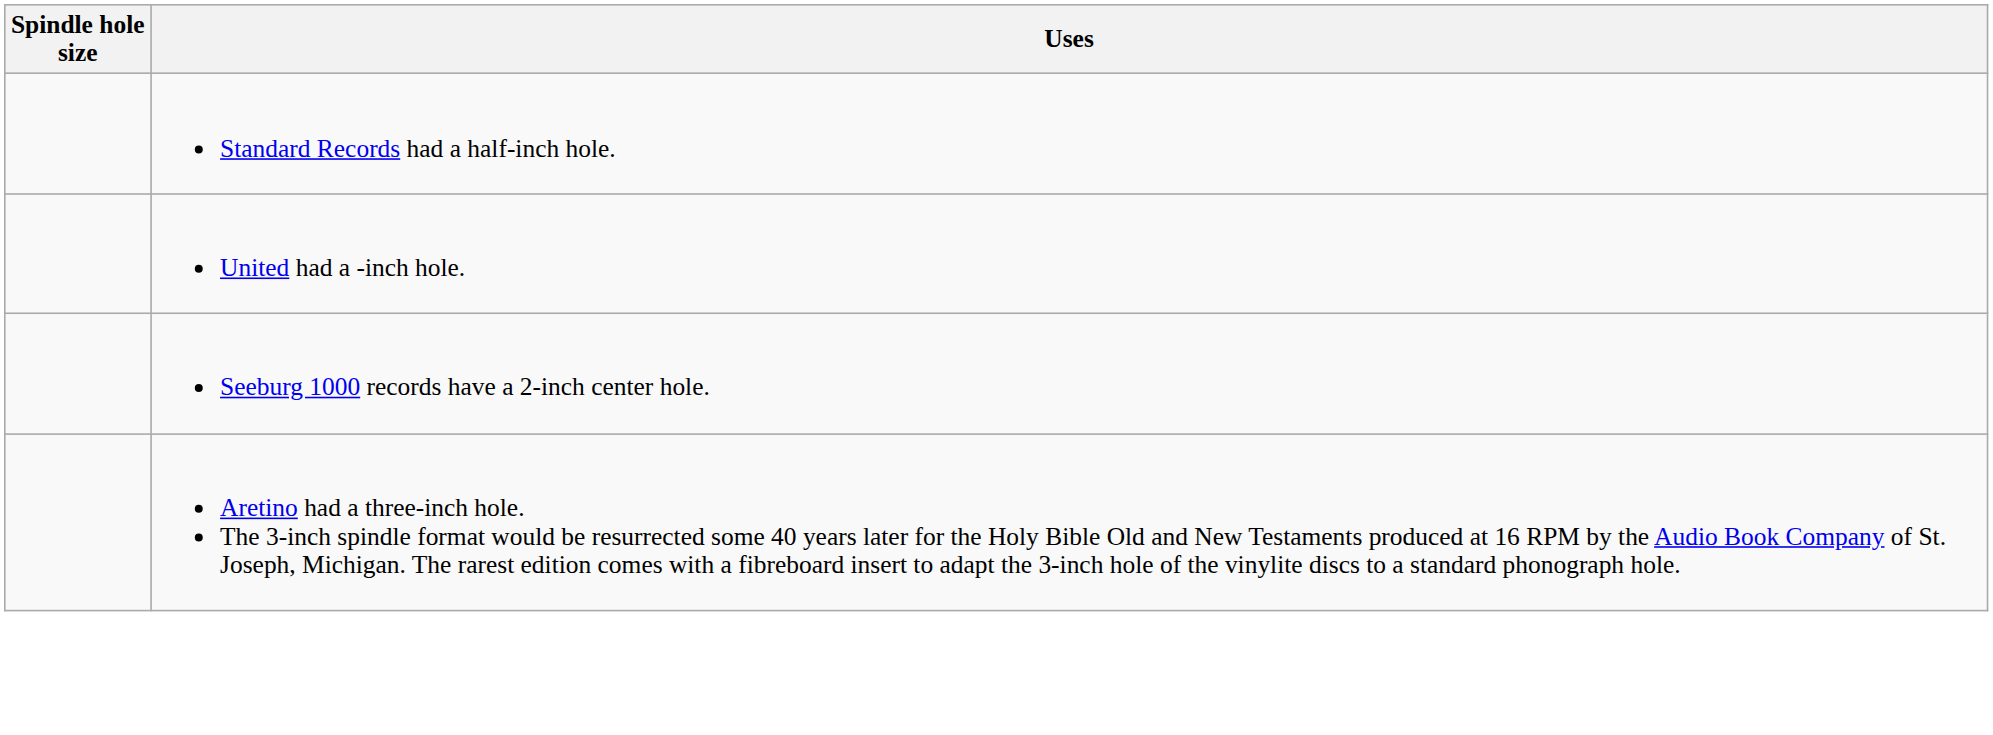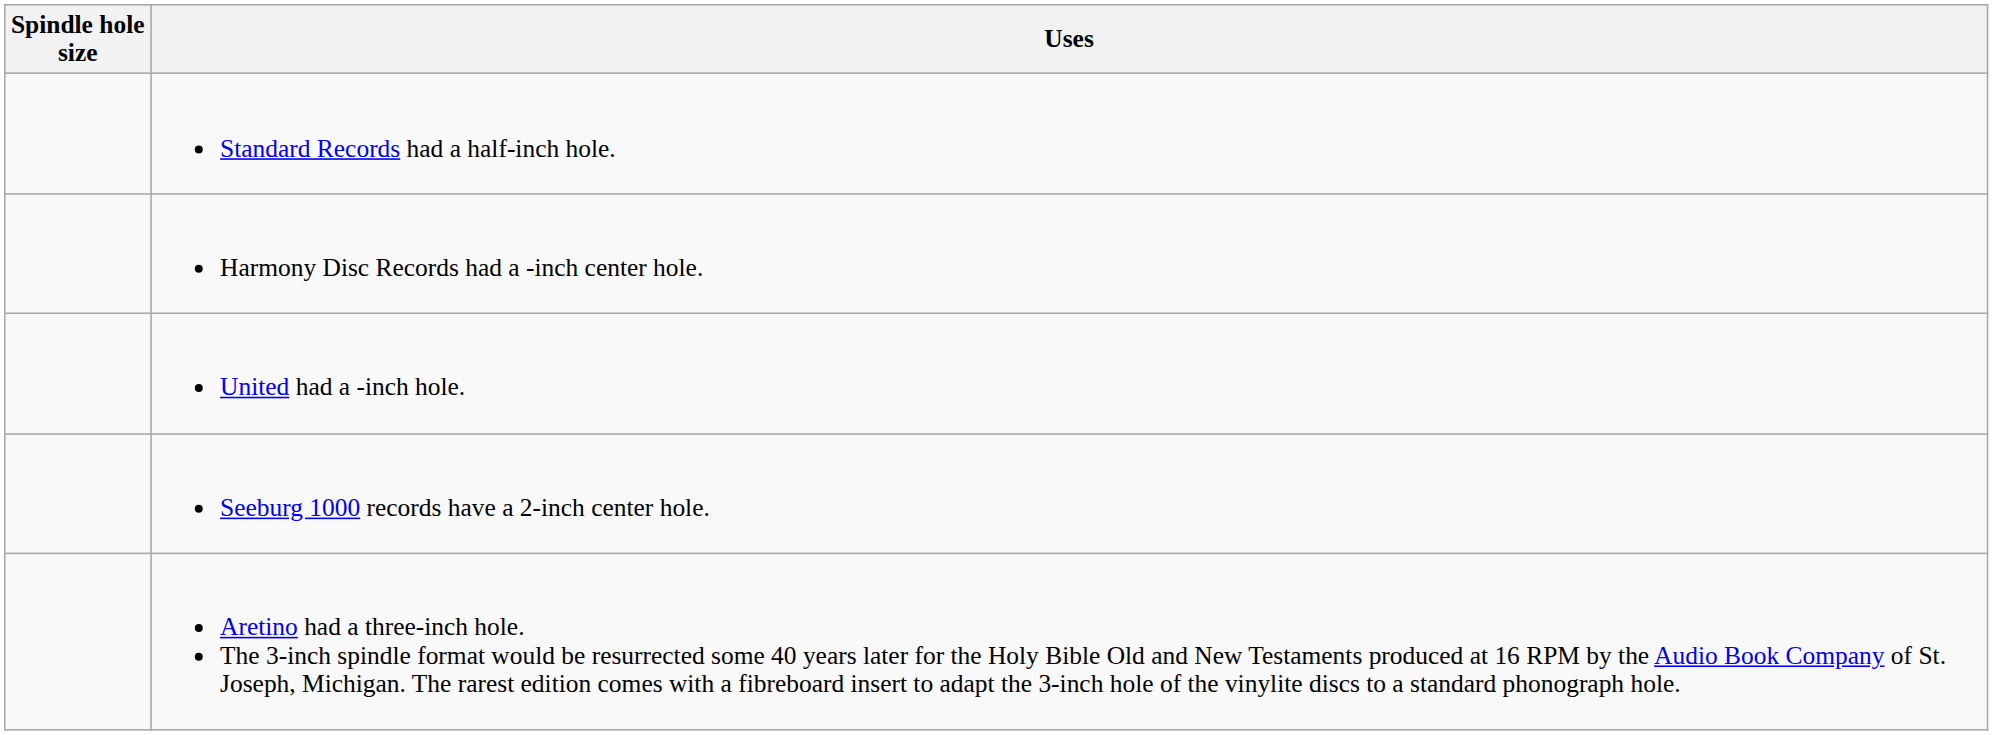+ row: (1069, 268)
